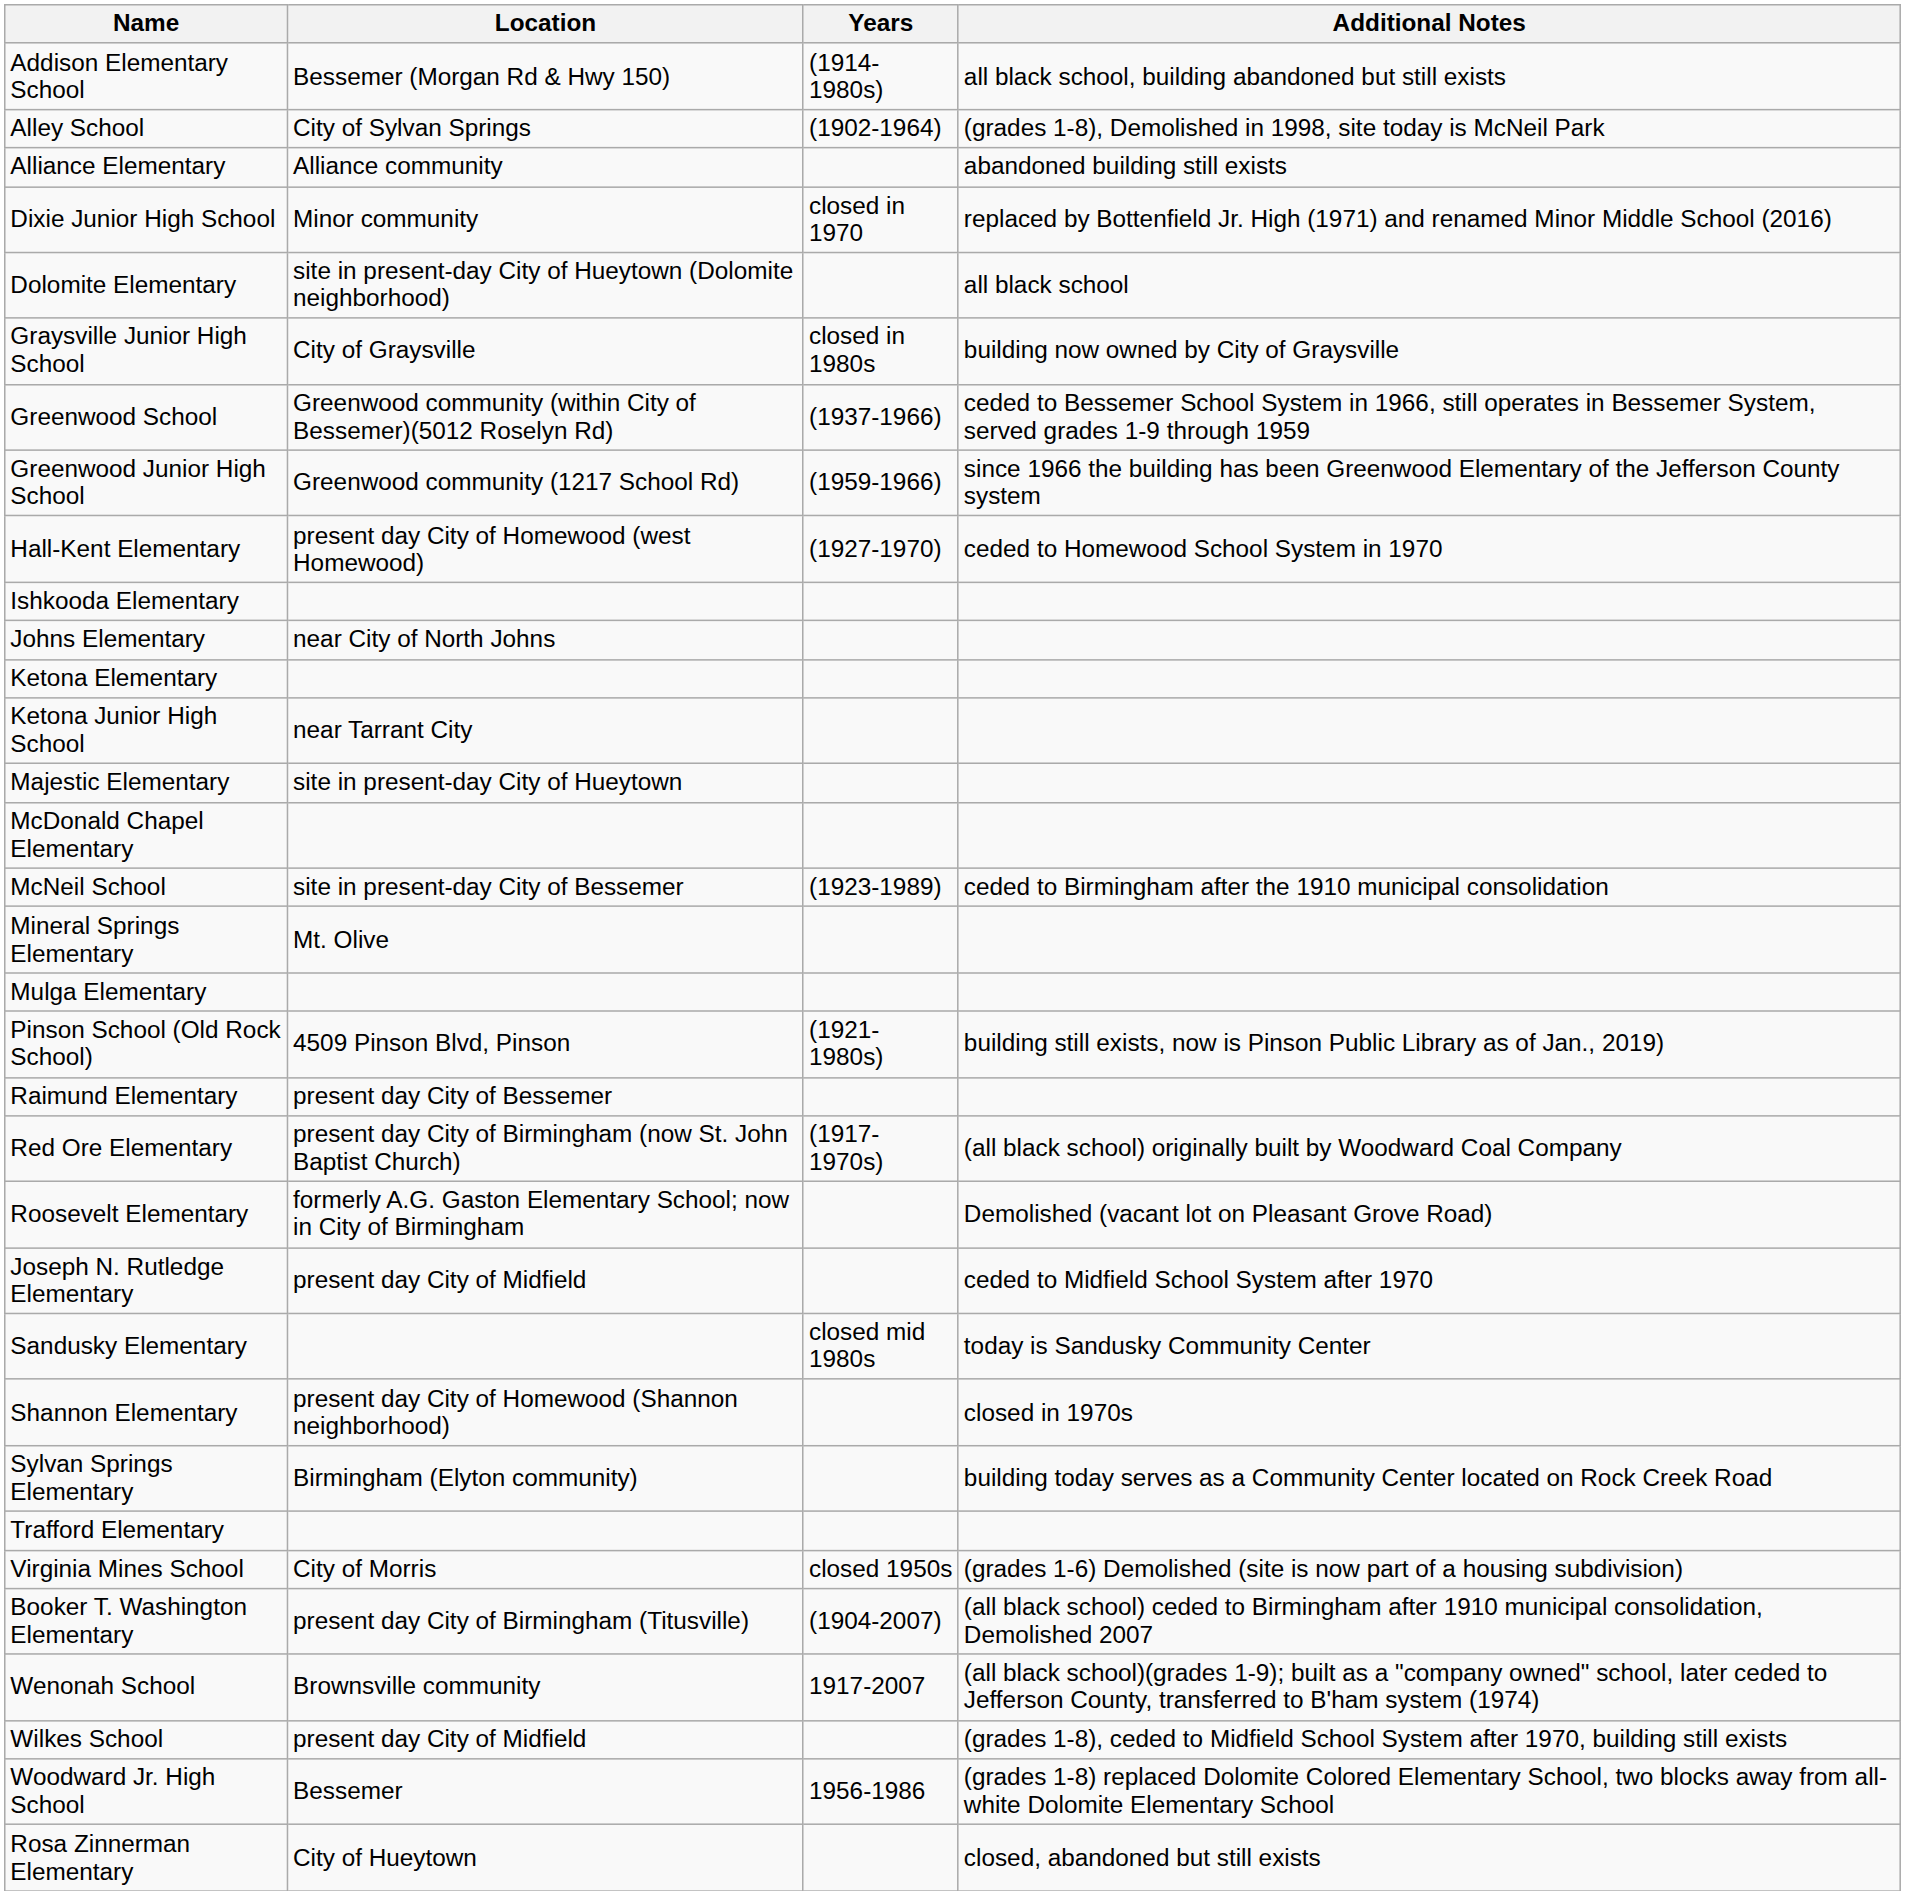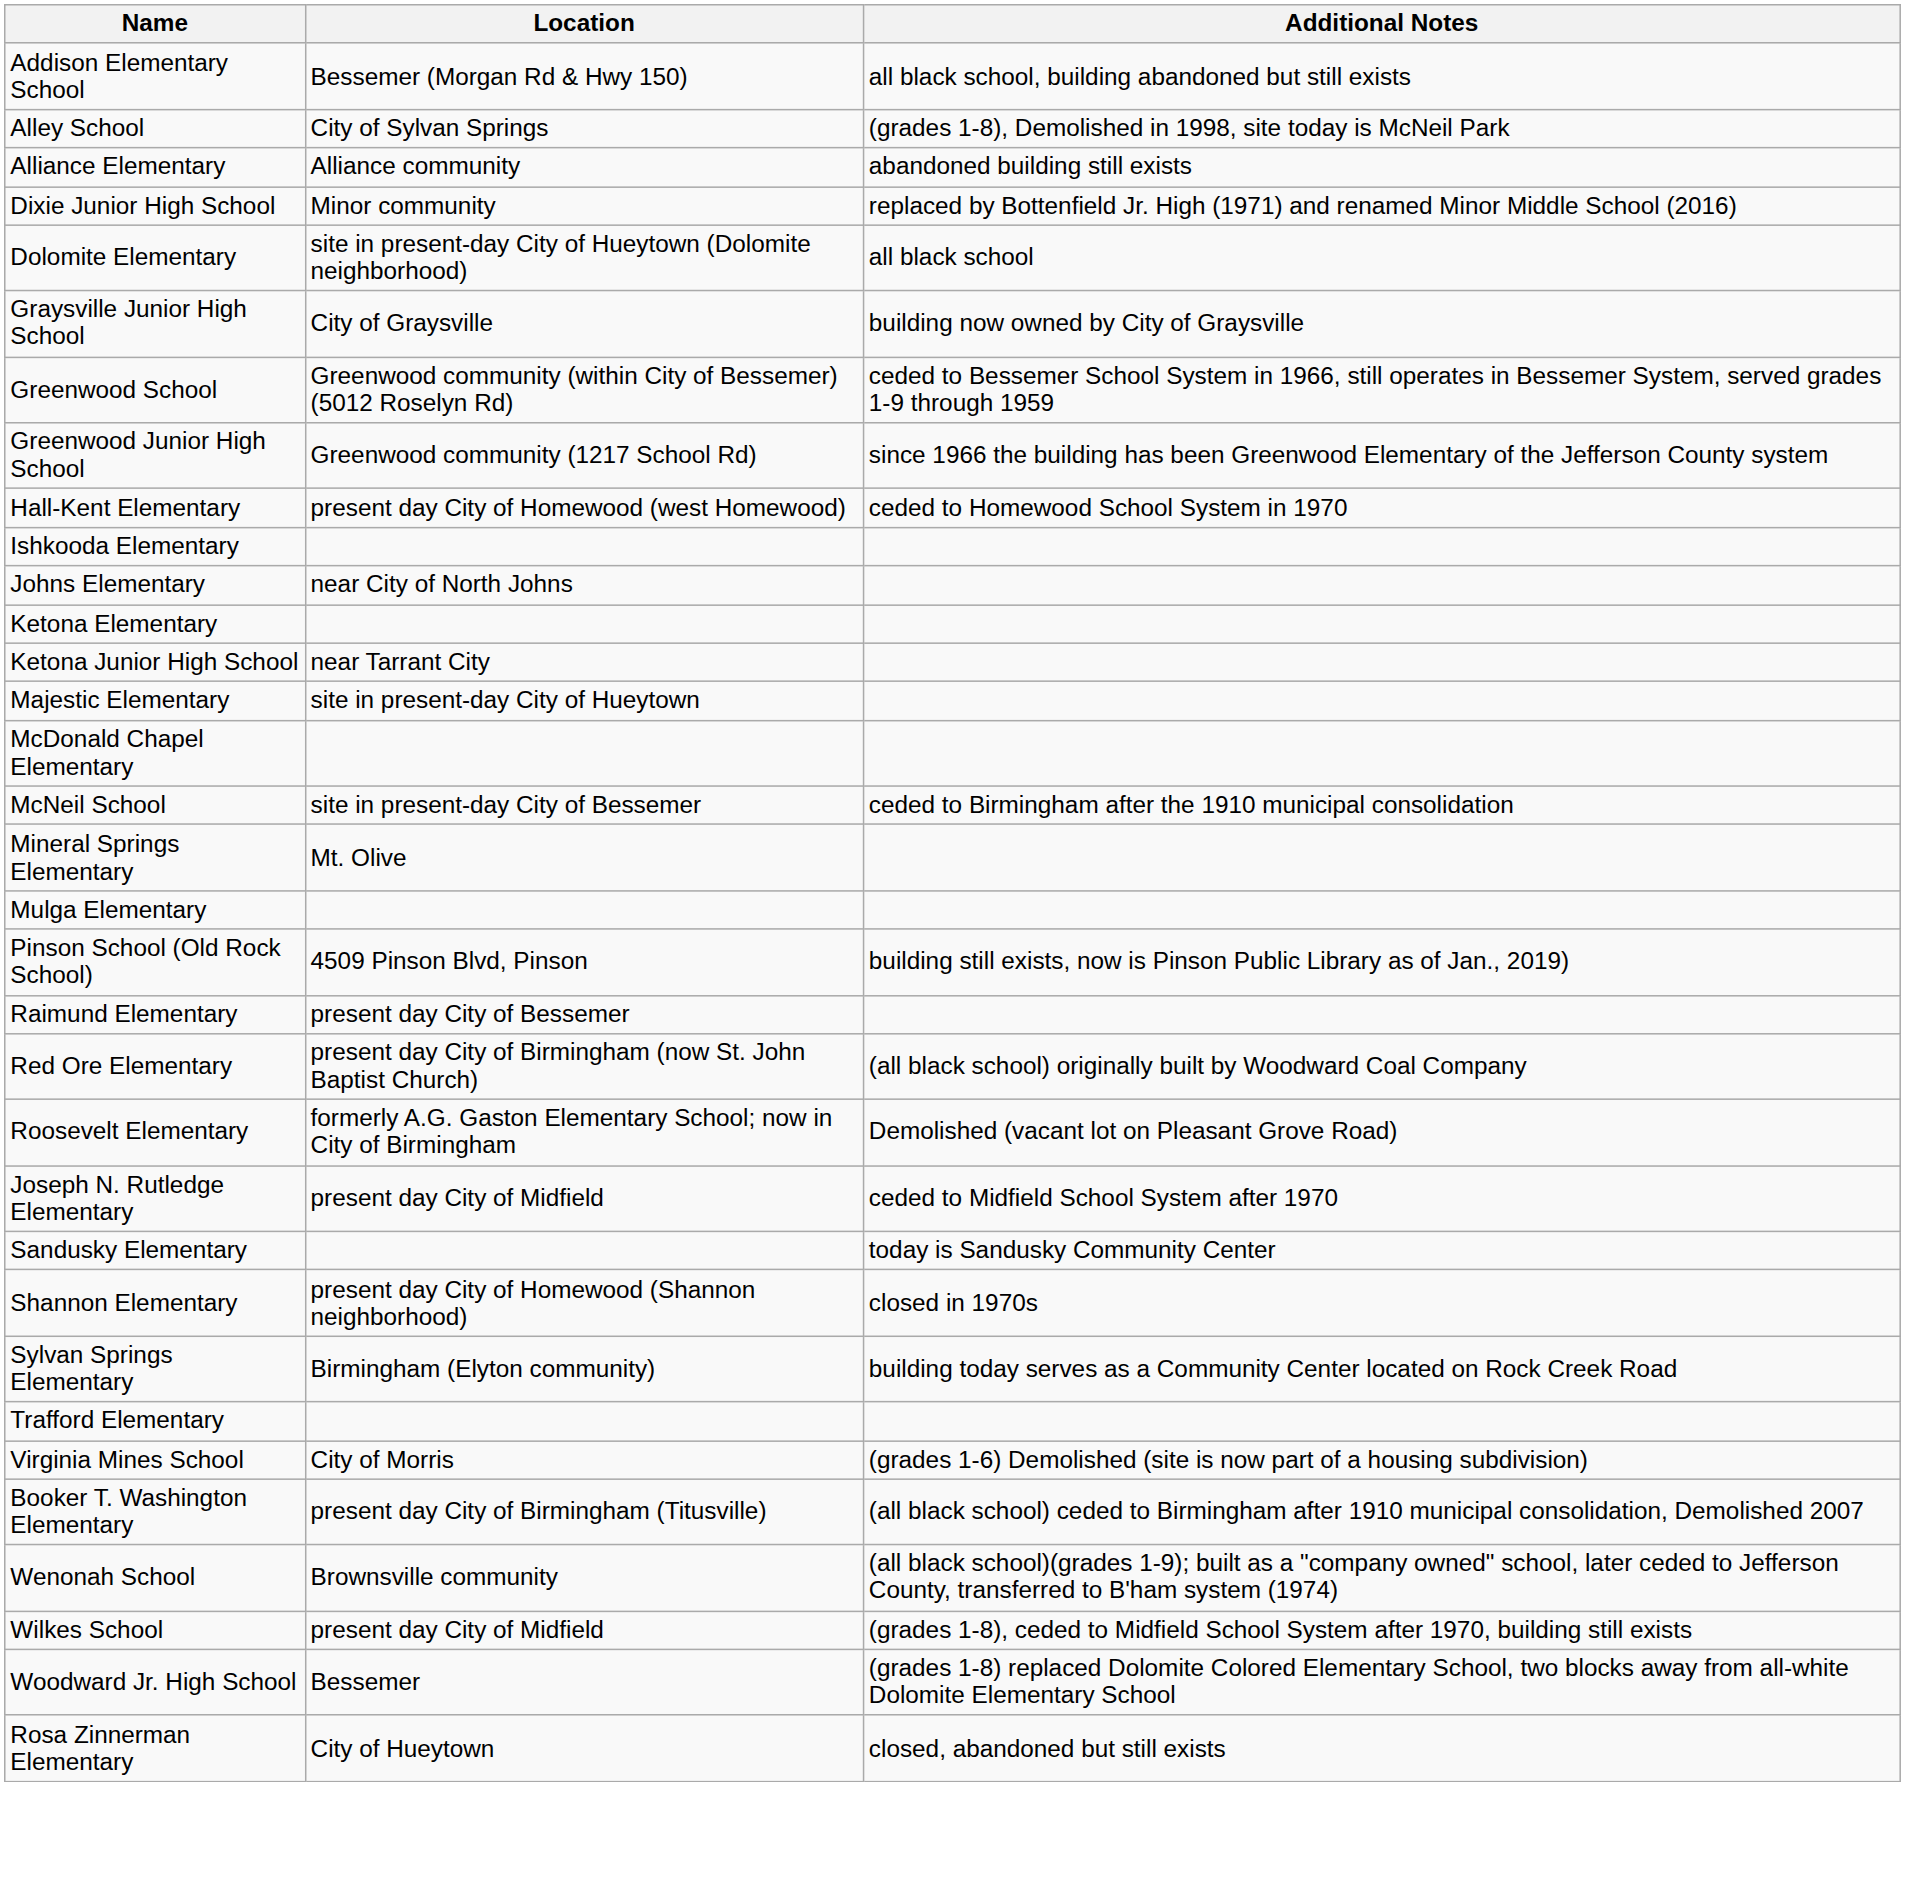- column: (881, 23)
